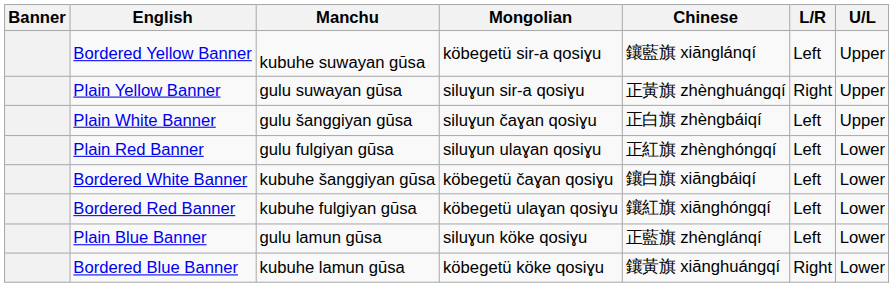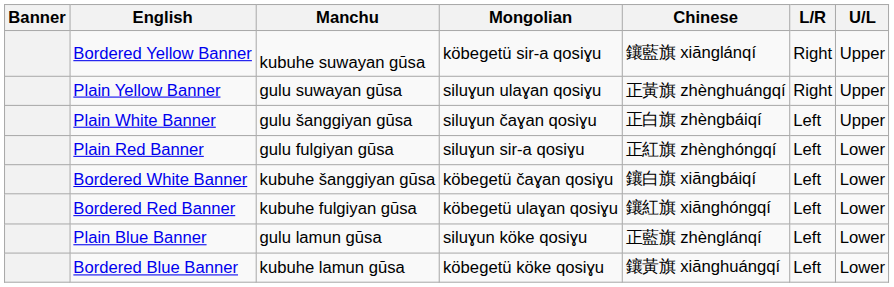(807, 53) Left -> (813, 53) Right
(514, 90) siluɣun sir-a qosiɣu -> (522, 90) siluɣun ulaɣan qosiɣu
(522, 149) siluɣun ulaɣan qosiɣu -> (514, 149) siluɣun sir-a qosiɣu
(813, 267) Right -> (807, 267) Left
